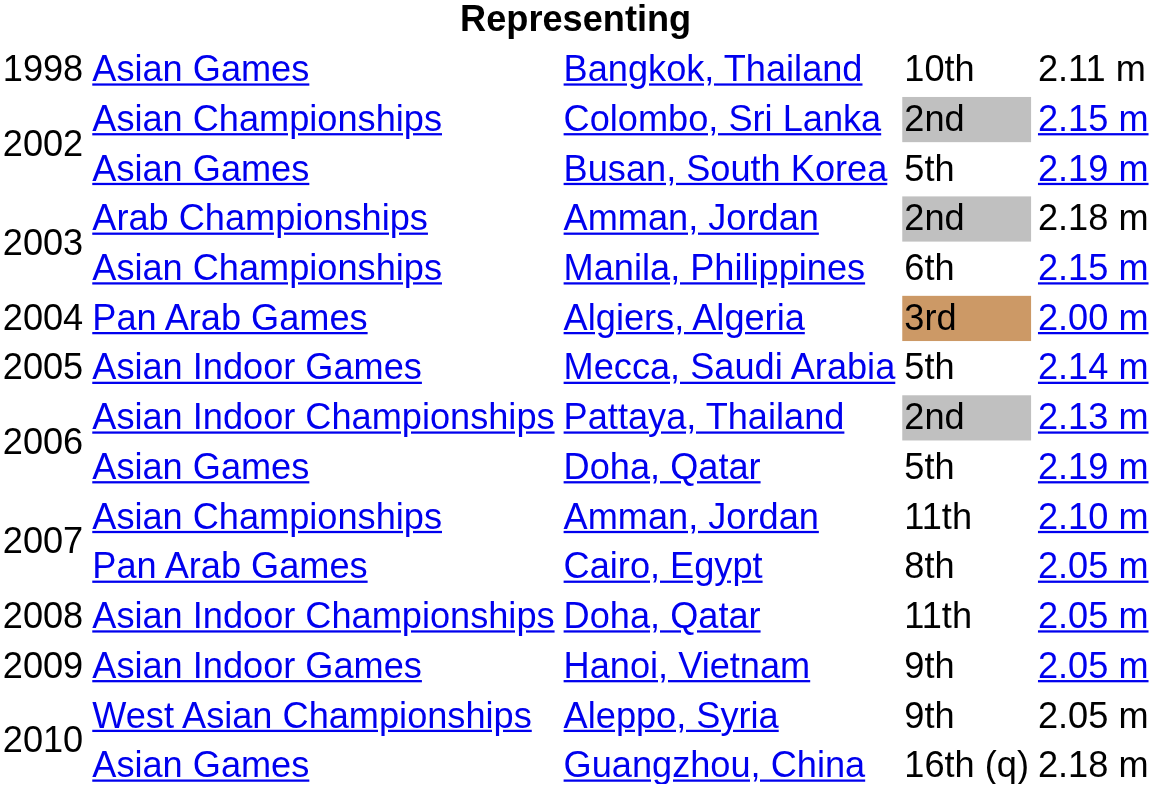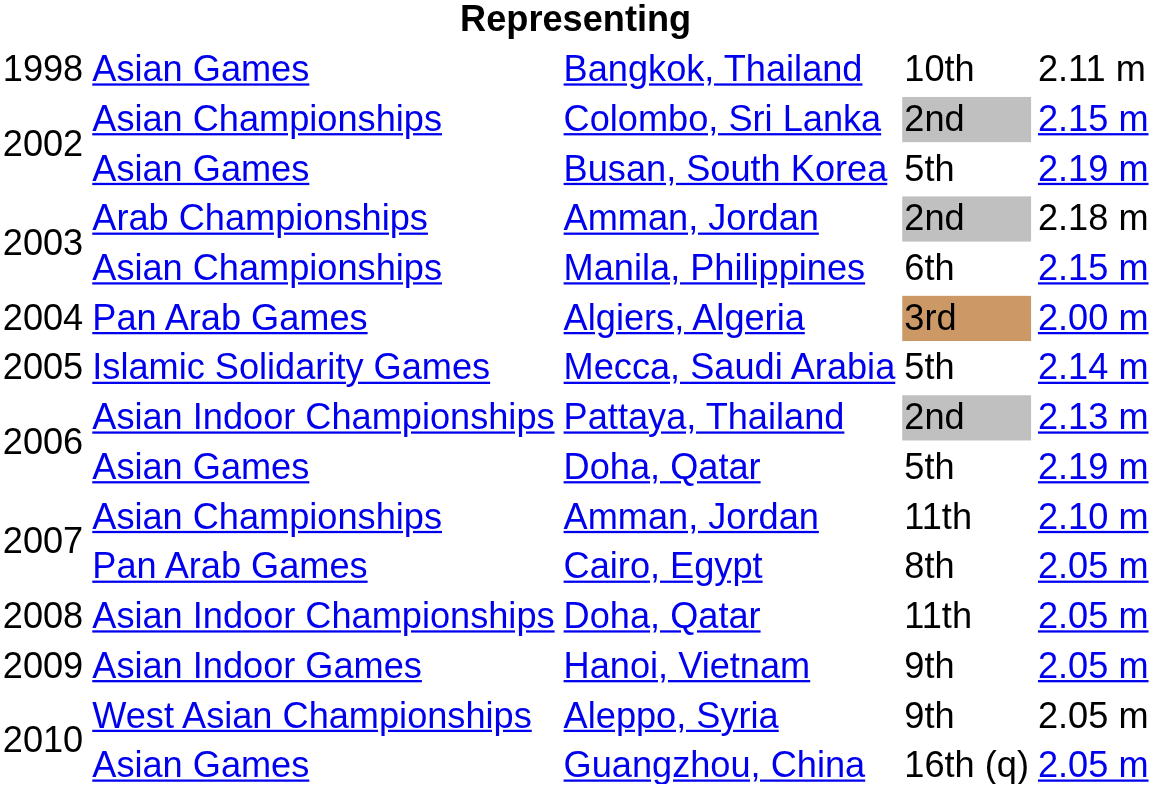(257, 367) Asian Indoor Games -> (291, 367) Islamic Solidarity Games
(1093, 765) 2.18 m -> (1093, 765) 2.05 m
